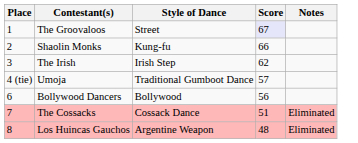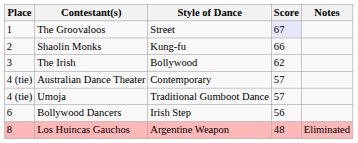(155, 63) Irish Step -> (174, 63) Bollywood
+ row: (91, 79)
(158, 96) Bollywood -> (171, 113) Irish Step
- row: (66, 113)
